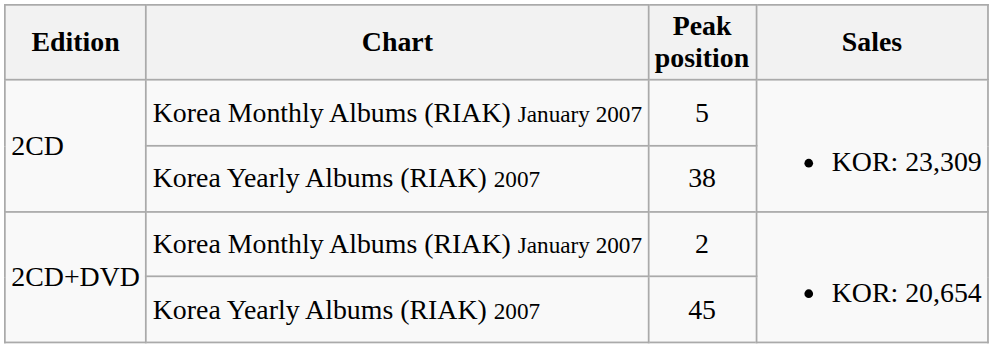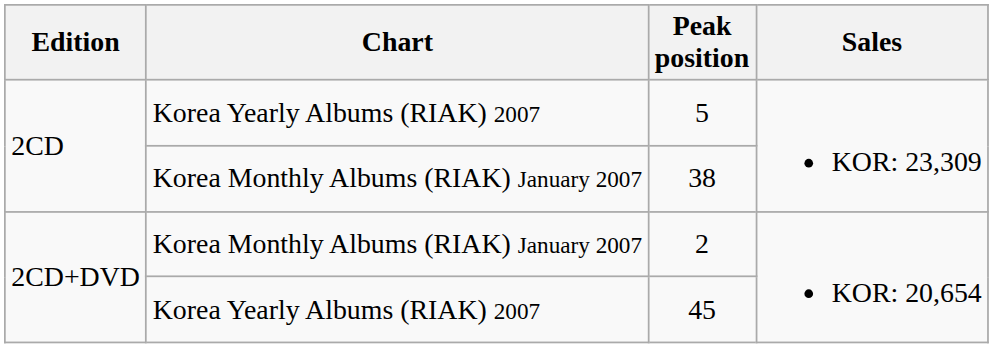(397, 112) Korea Monthly Albums (RIAK) January 2007 -> (346, 112) Korea Yearly Albums (RIAK) 2007
(346, 178) Korea Yearly Albums (RIAK) 2007 -> (397, 178) Korea Monthly Albums (RIAK) January 2007
